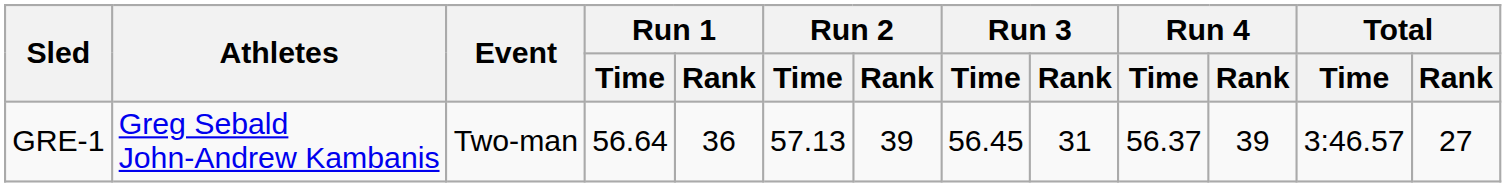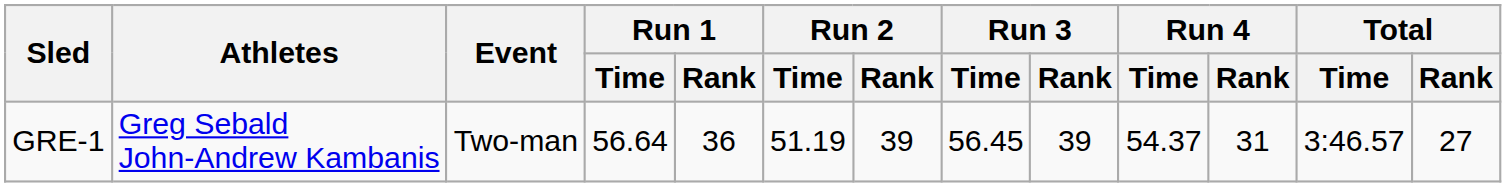(808, 142) 57.13 -> (808, 142) 51.19
(1075, 142) 31 -> (1075, 142) 39
(1164, 142) 56.37 -> (1164, 142) 54.37
(1253, 142) 39 -> (1253, 142) 31
